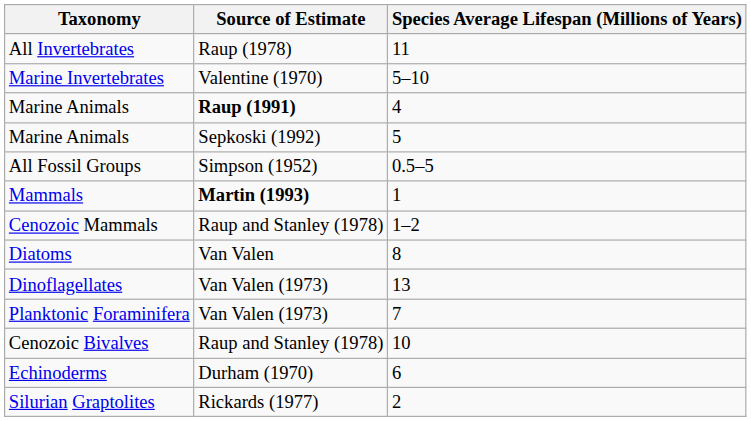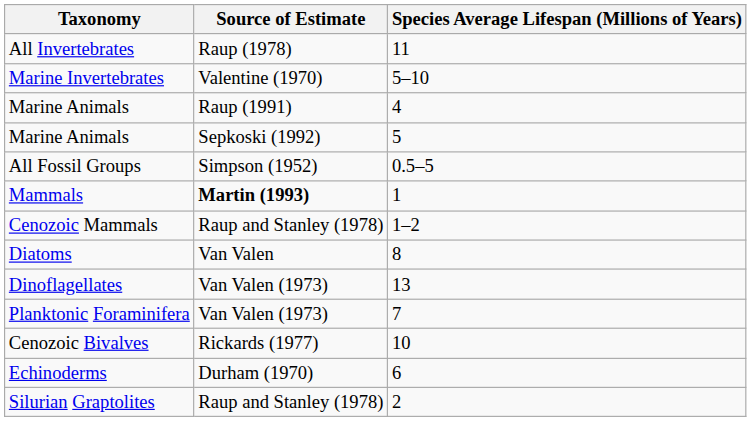(247, 107) bold -> (245, 107) normal
(291, 343) Raup and Stanley (1978) -> (258, 343) Rickards (1977)
(258, 401) Rickards (1977) -> (291, 401) Raup and Stanley (1978)
